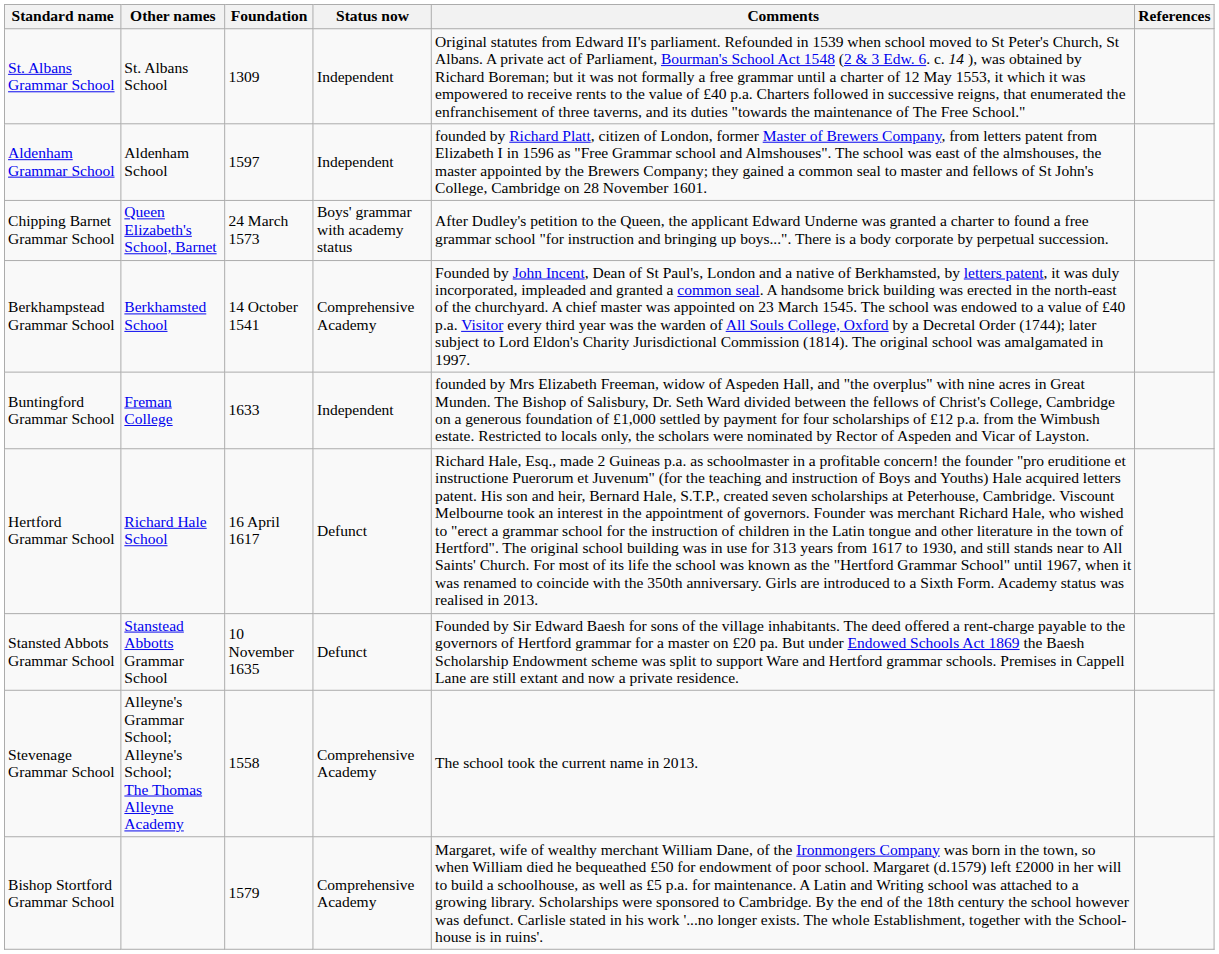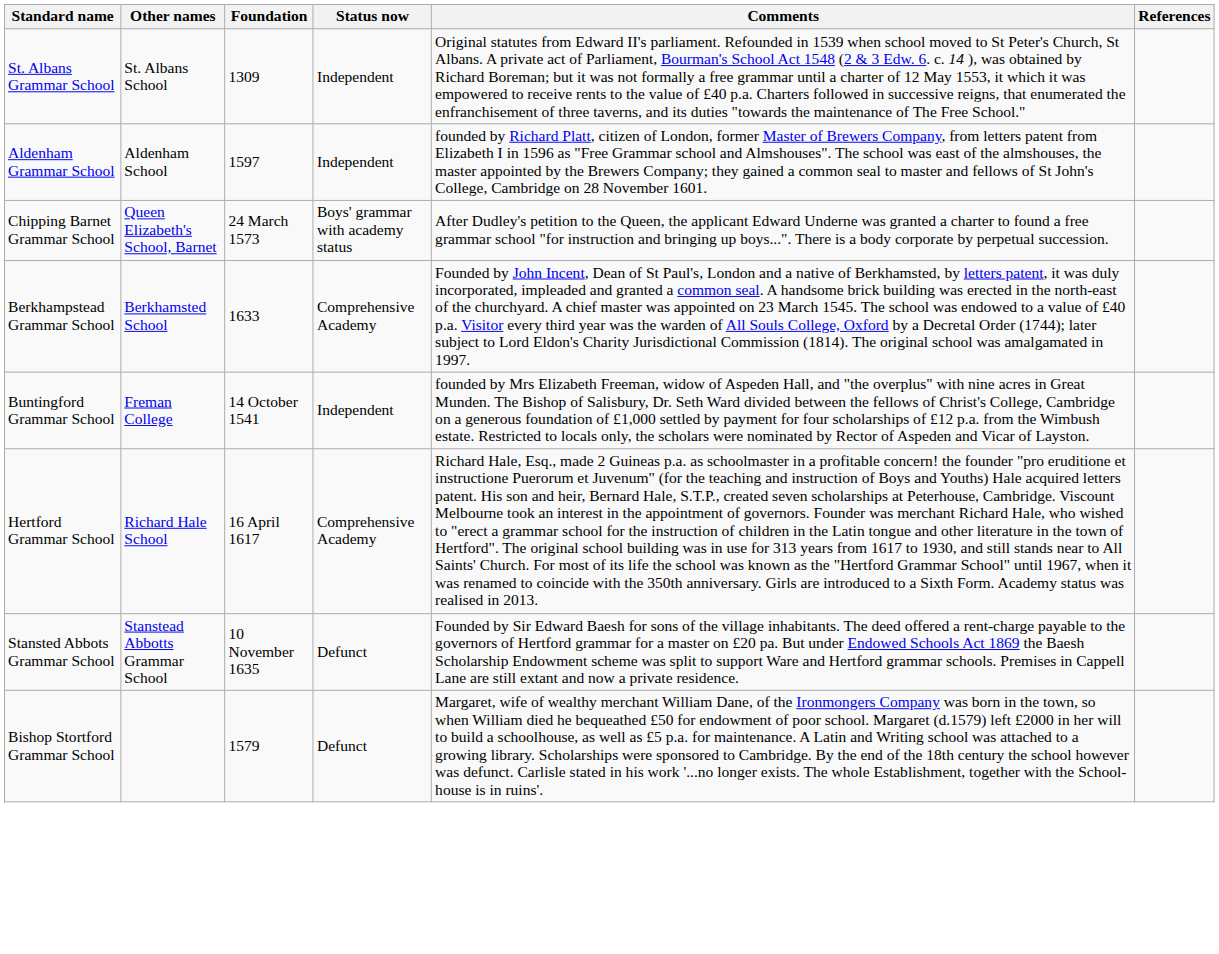(263, 316) 14 October 1541 -> (244, 316) 1633
(244, 410) 1633 -> (263, 410) 14 October 1541
(342, 531) Defunct -> (366, 531) Comprehensive Academy
- row: (61, 763)
(366, 893) Comprehensive Academy -> (342, 746) Defunct
